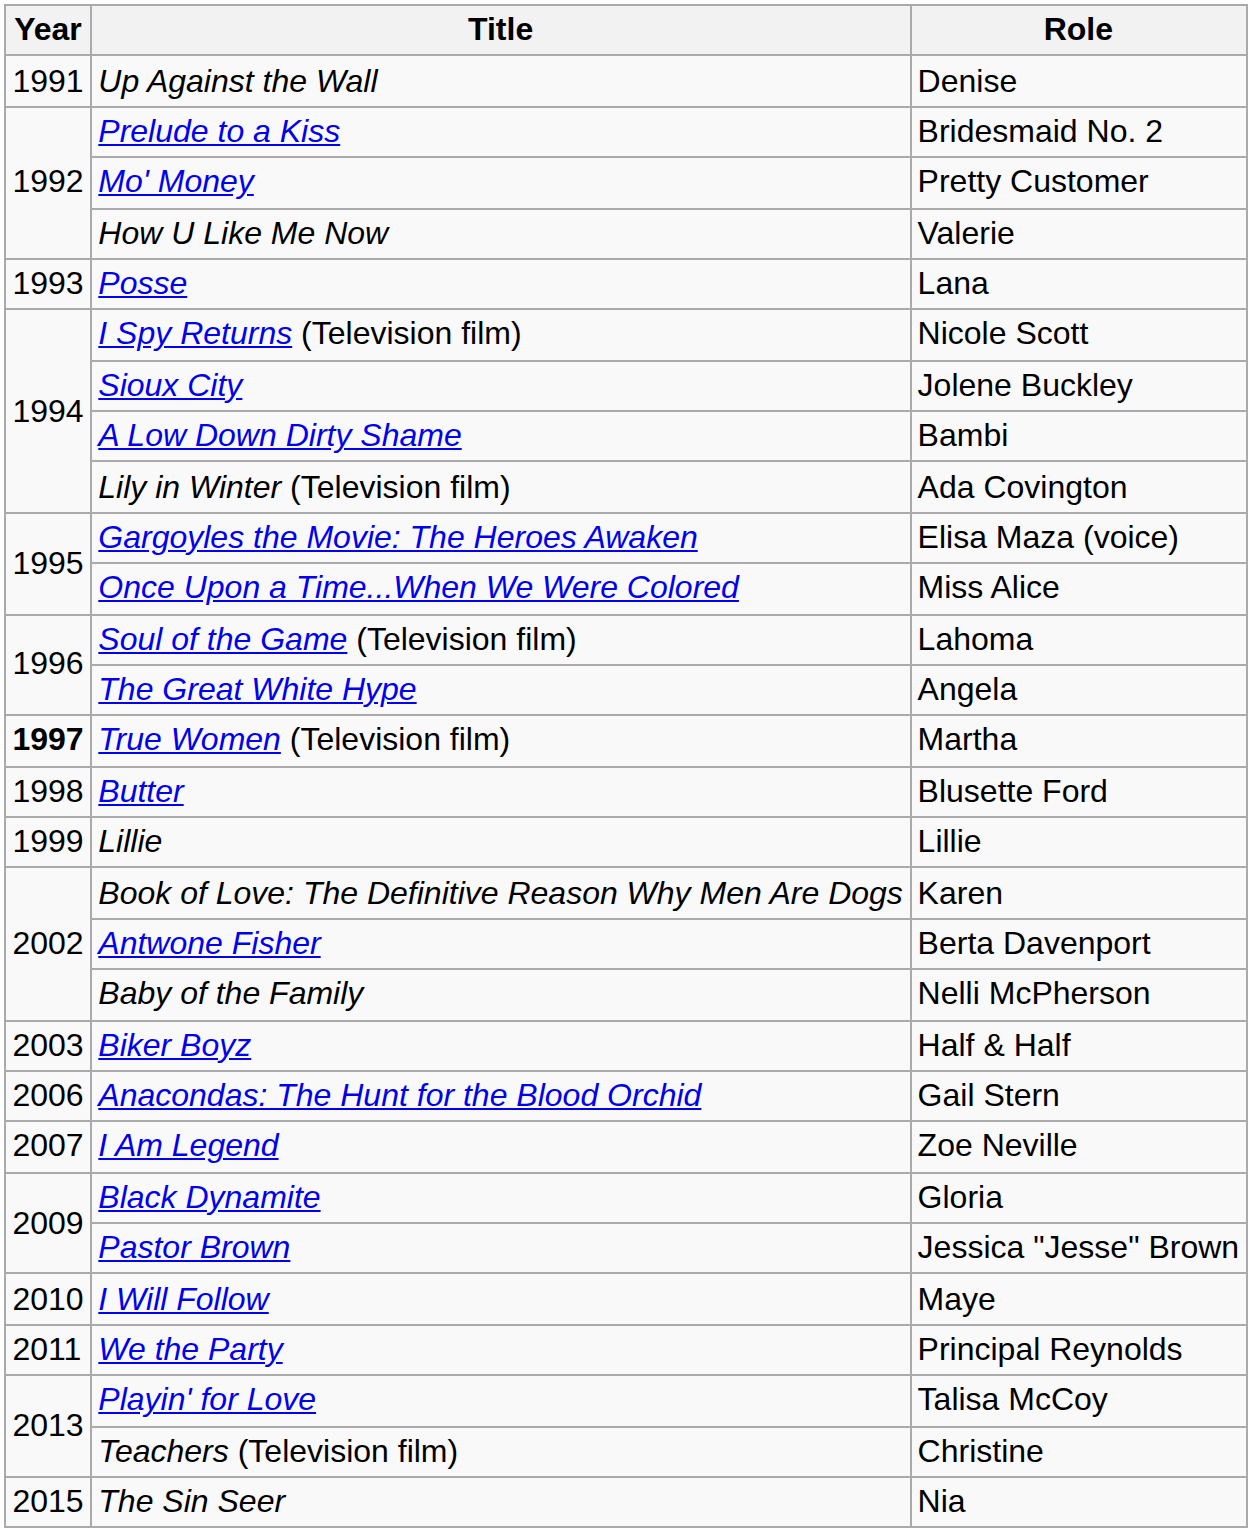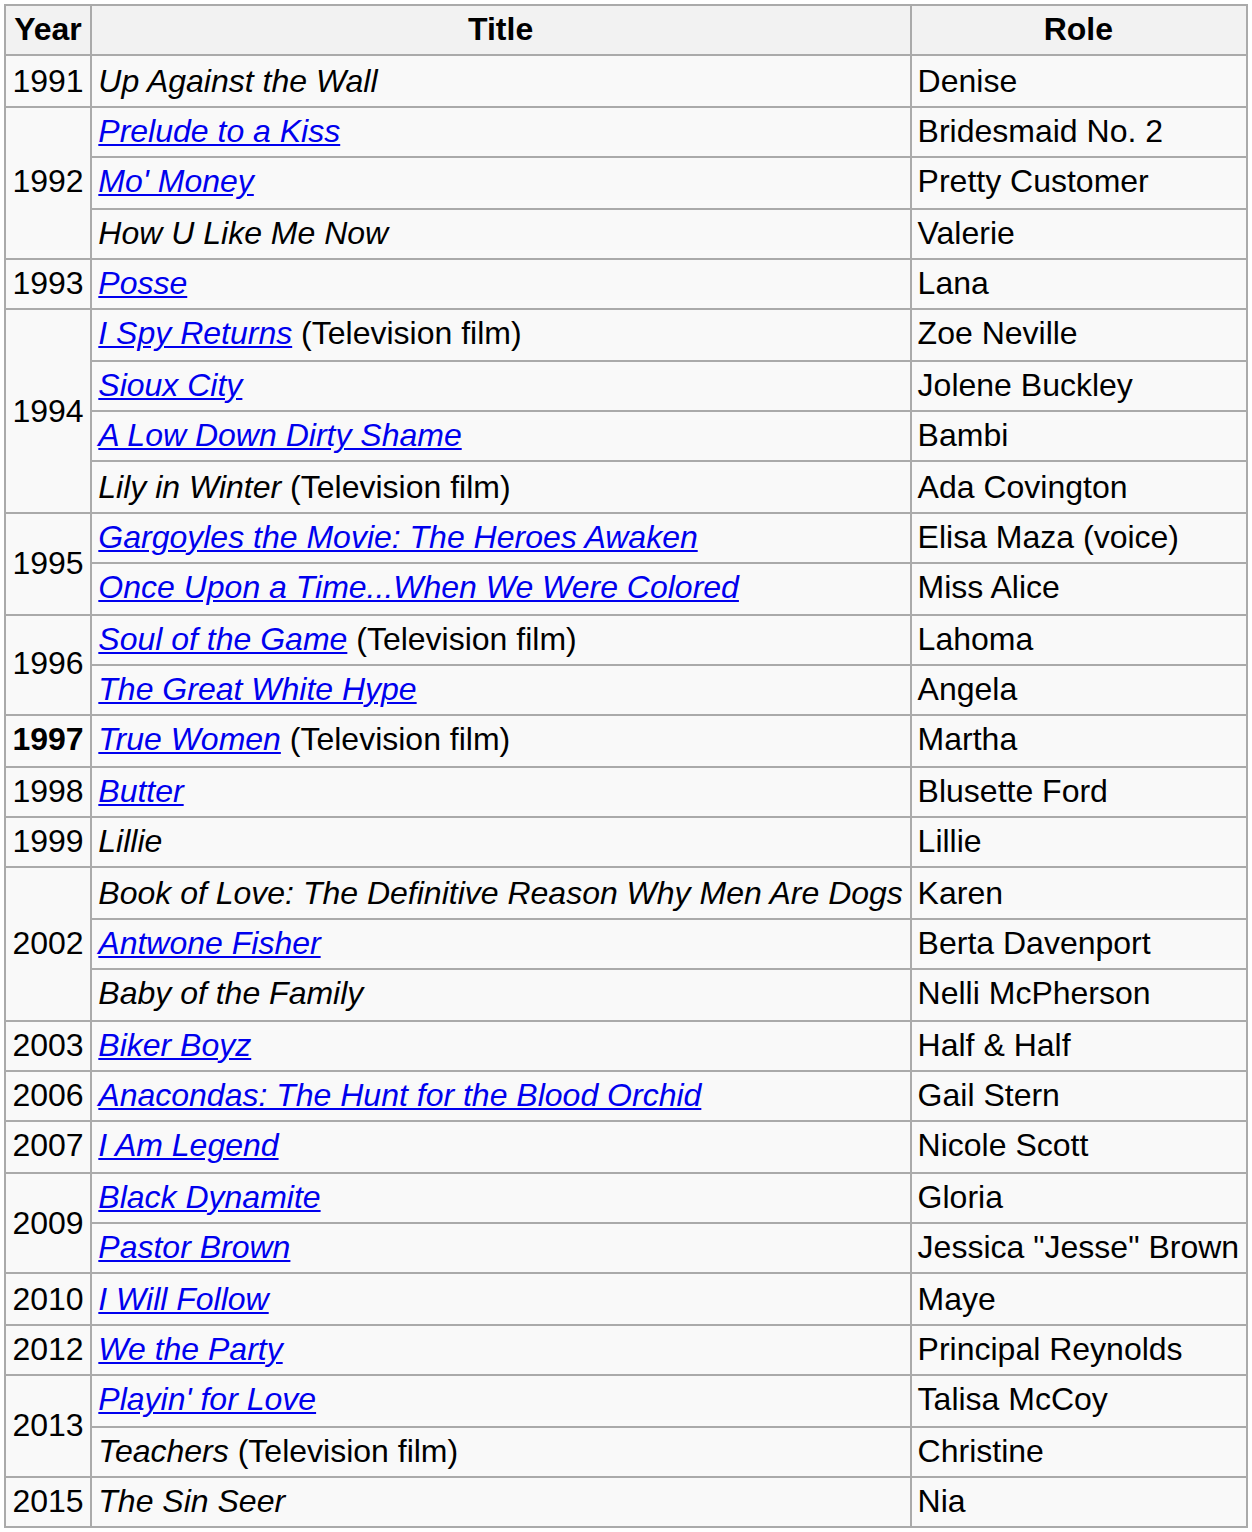(1003, 334) Nicole Scott -> (998, 334) Zoe Neville
(998, 1146) Zoe Neville -> (1003, 1146) Nicole Scott
(47, 1349) 2011 -> (48, 1349) 2012
